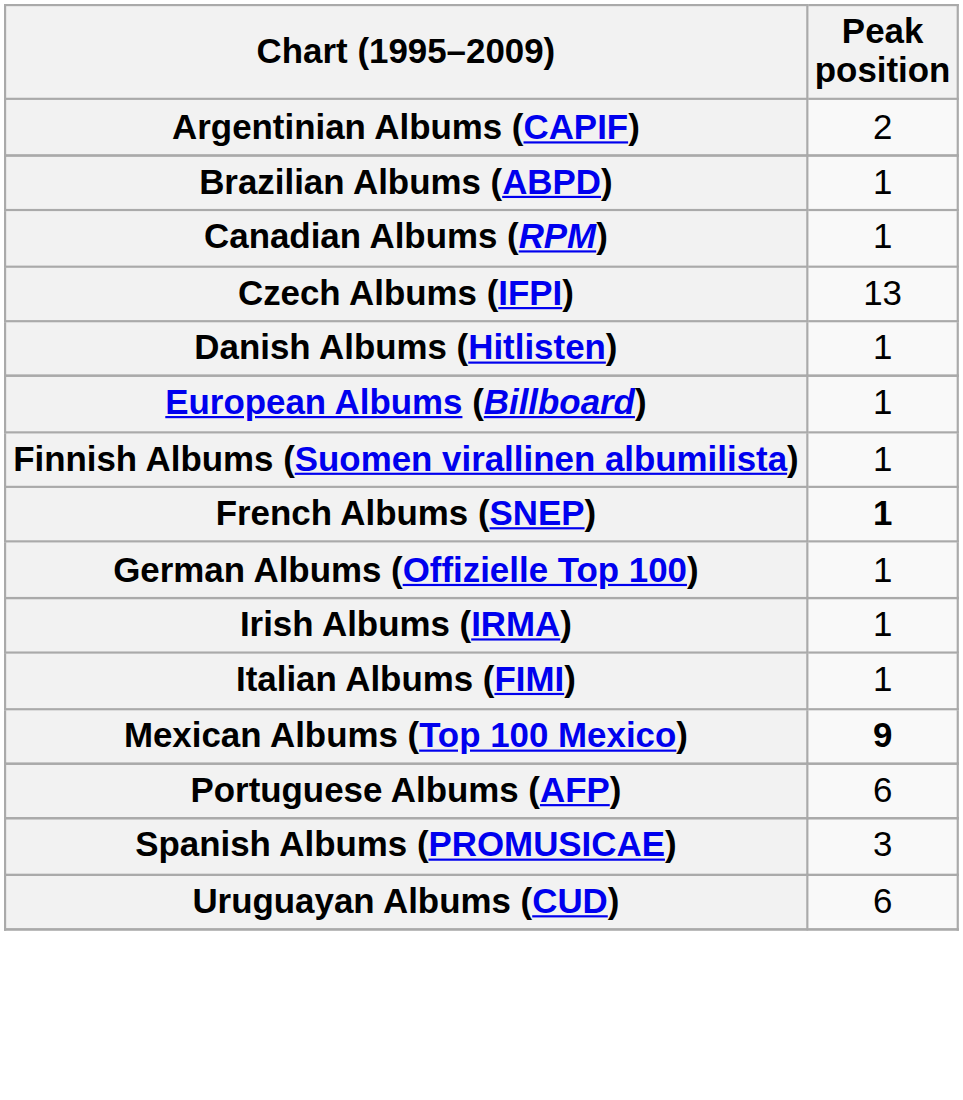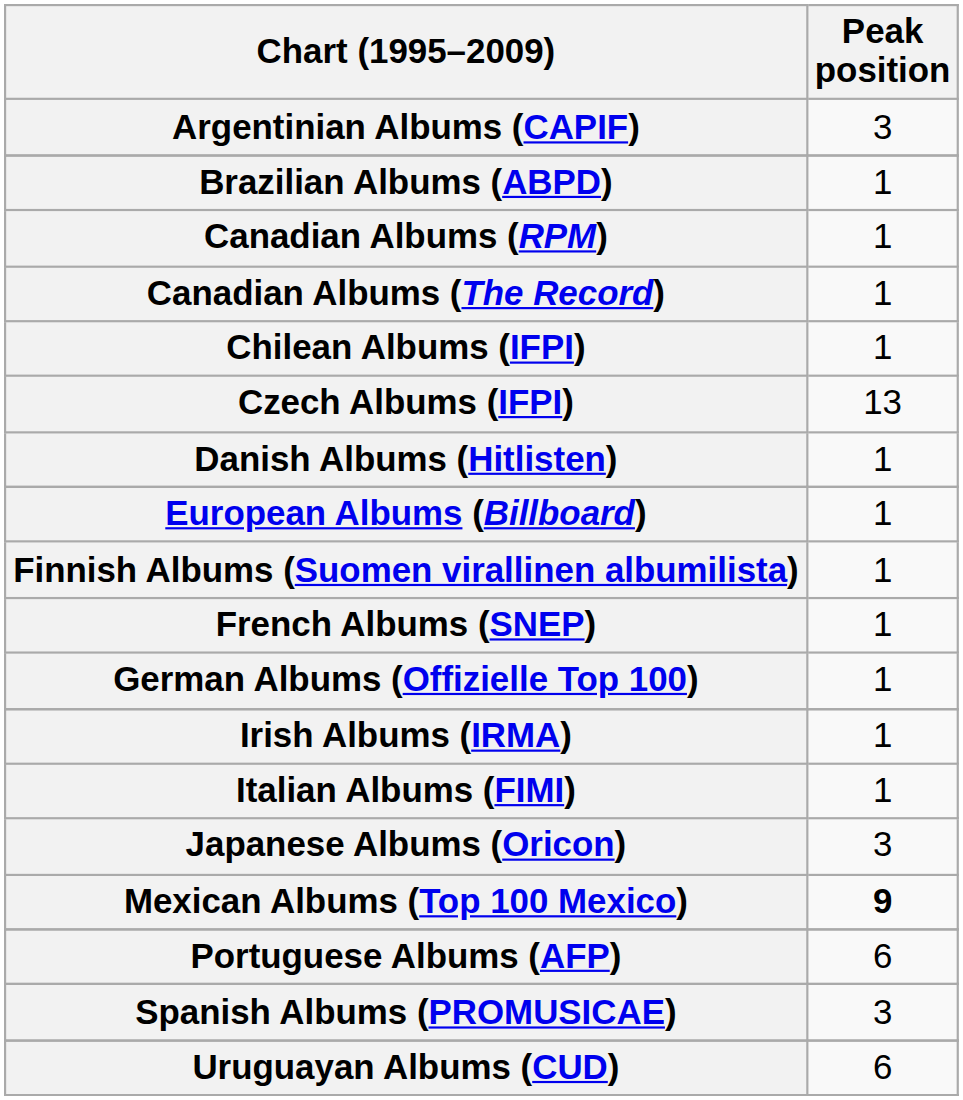(883, 126) 2 -> (883, 126) 3
+ row: (406, 292)
+ row: (406, 347)
(883, 513) bold -> (883, 624) normal
+ row: (406, 845)
